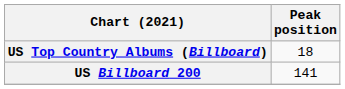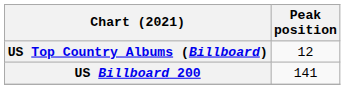(305, 52) 18 -> (305, 52) 12
